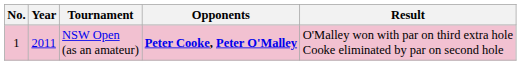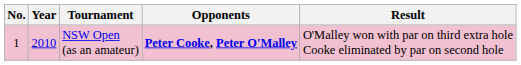(44, 42) 2011 -> (44, 42) 2010
